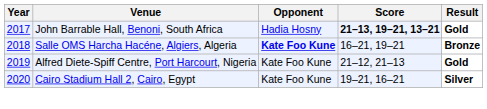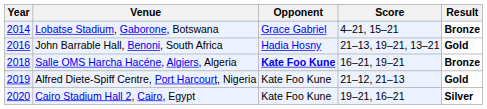+ row: (127, 30)
(19, 30) 2017 -> (19, 46) 2016
(390, 30) bold -> (390, 46) normal
